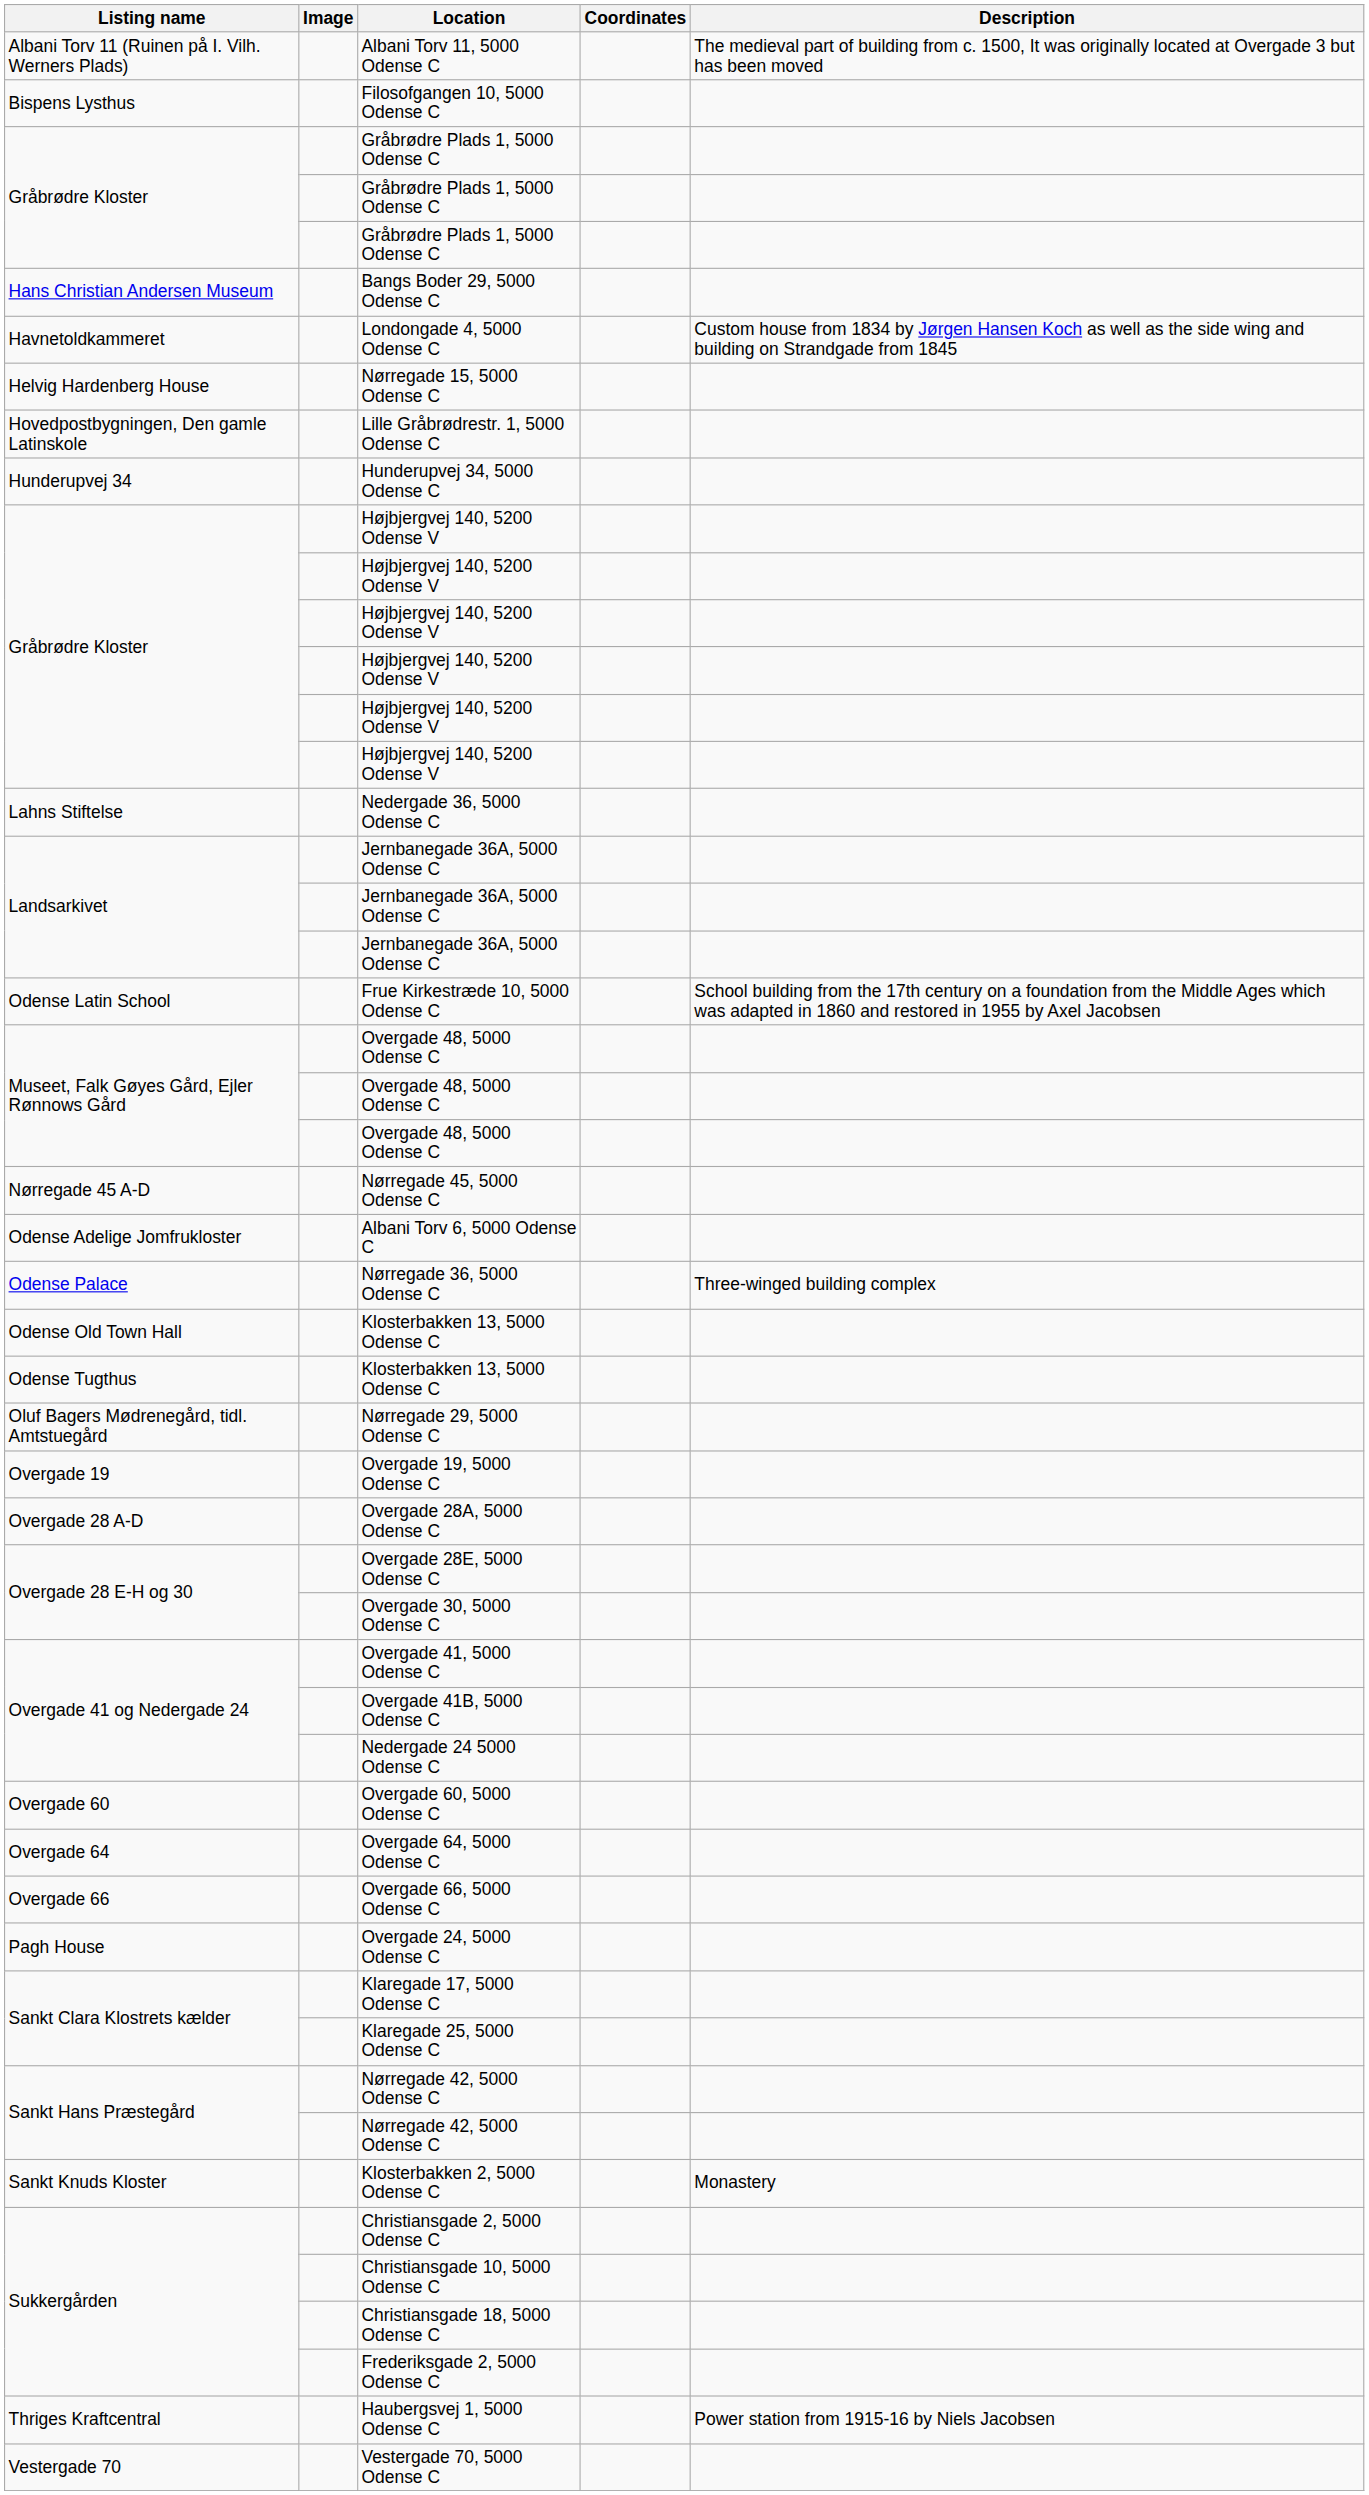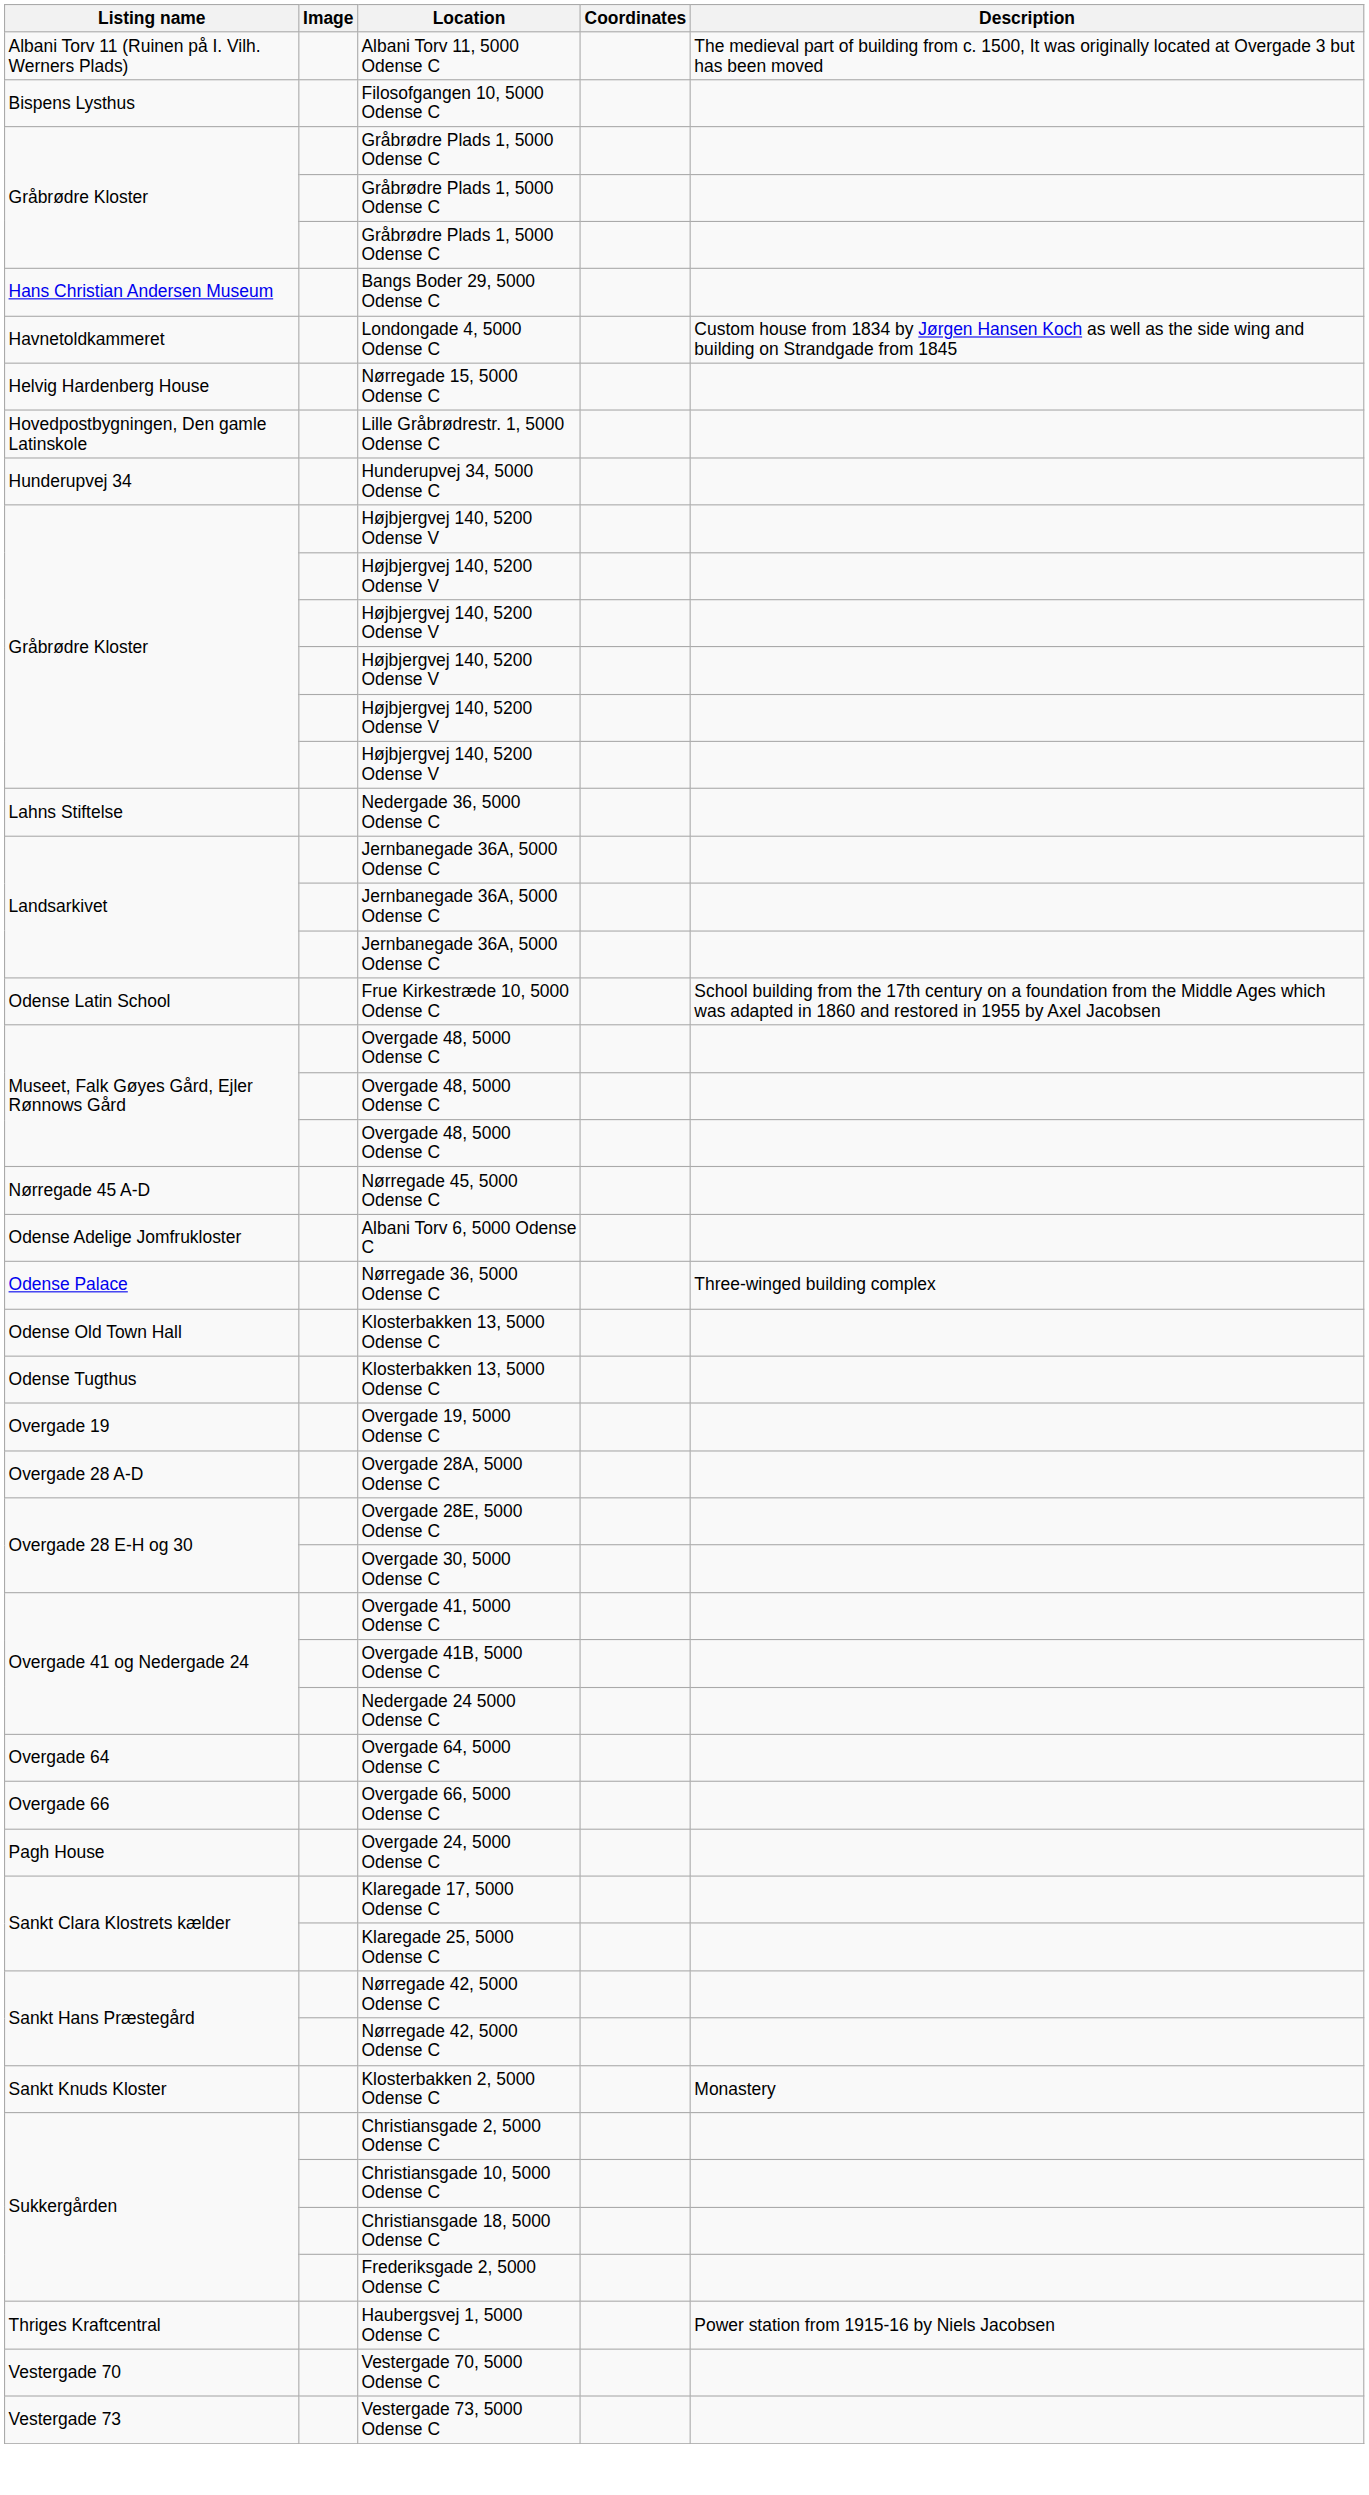- row: (128, 1426)
- row: (59, 1805)
+ row: (65, 2419)
